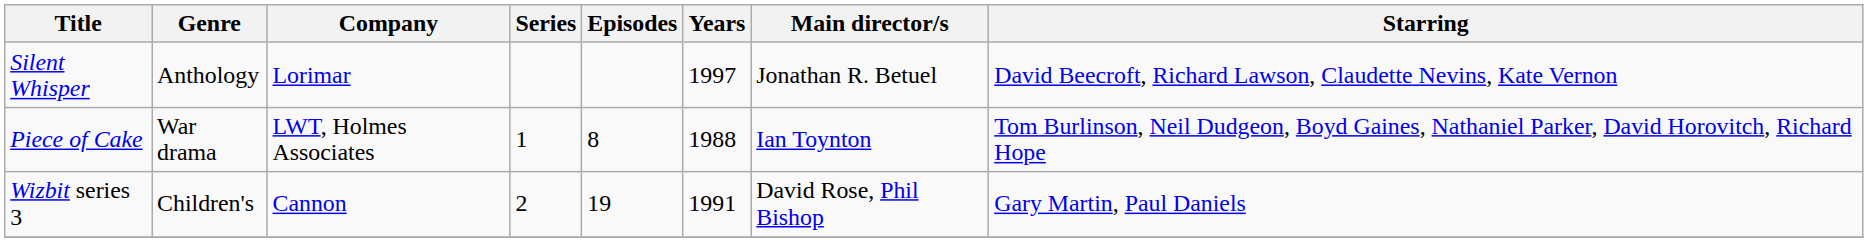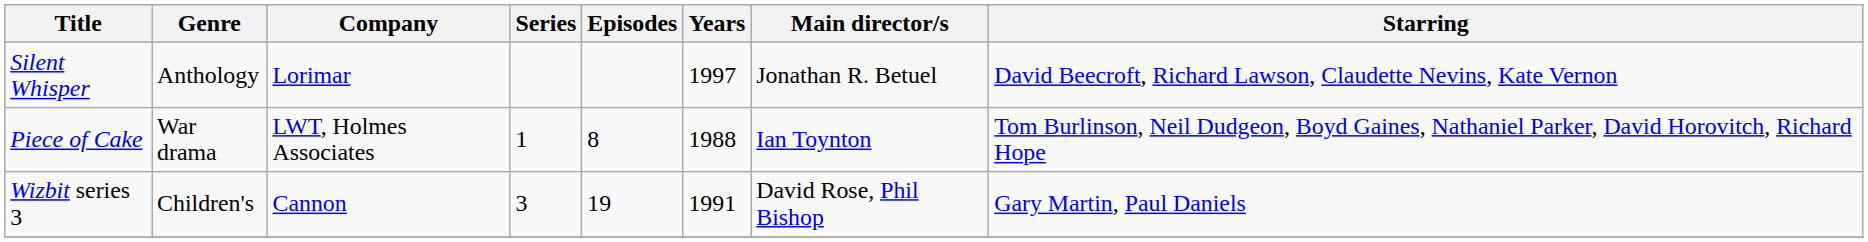(521, 203) 2 -> (521, 203) 3
